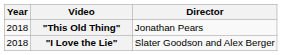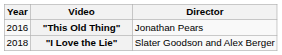(17, 27) 2018 -> (17, 27) 2016
